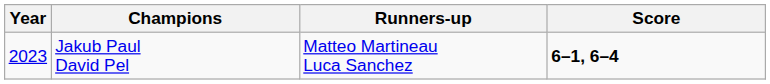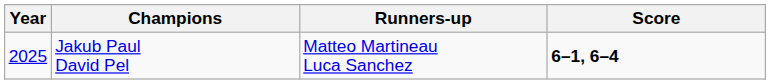(28, 56) 2023 -> (28, 56) 2025
